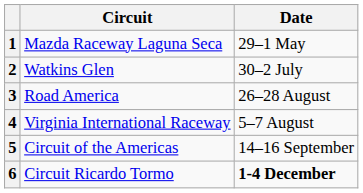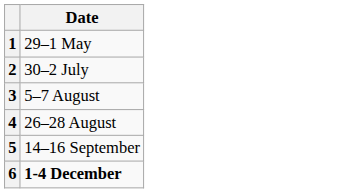- column: (127, 17)
(284, 95) 26–28 August -> (62, 95) 5–7 August
(276, 122) 5–7 August -> (70, 122) 26–28 August
